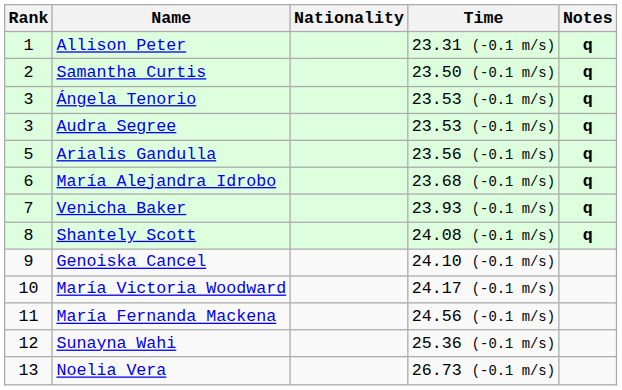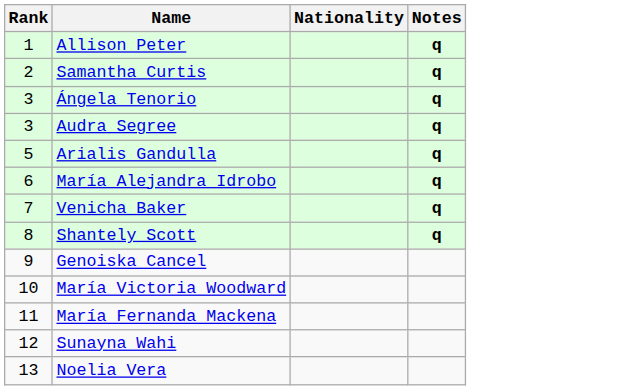- column: (483, 18)
